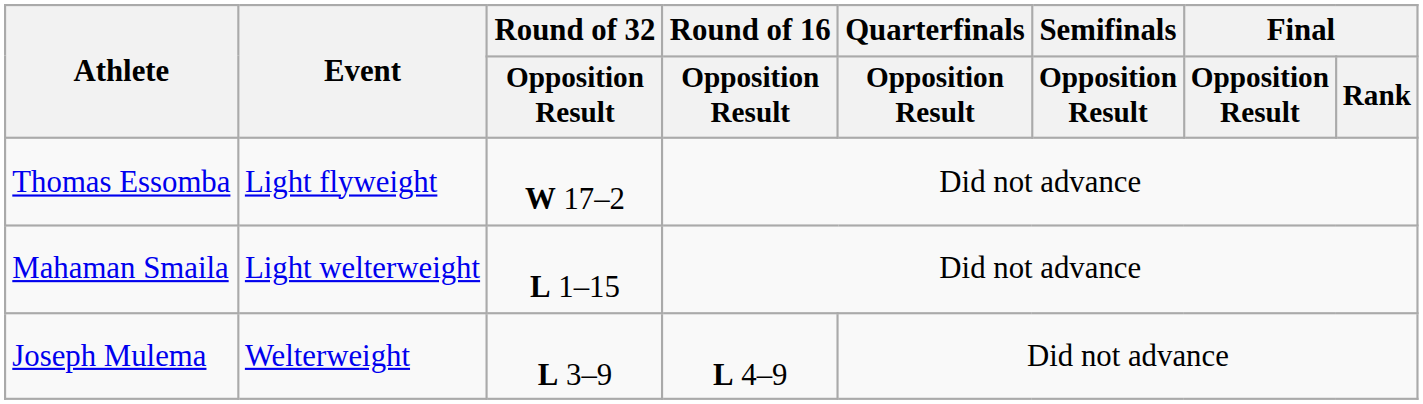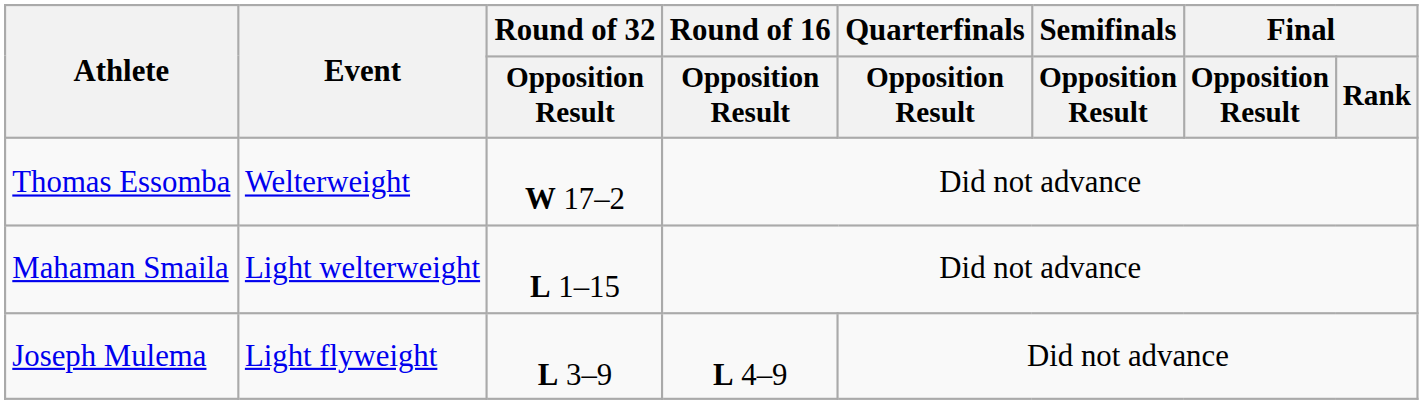(341, 181) Light flyweight -> (327, 181) Welterweight
(327, 356) Welterweight -> (341, 356) Light flyweight
